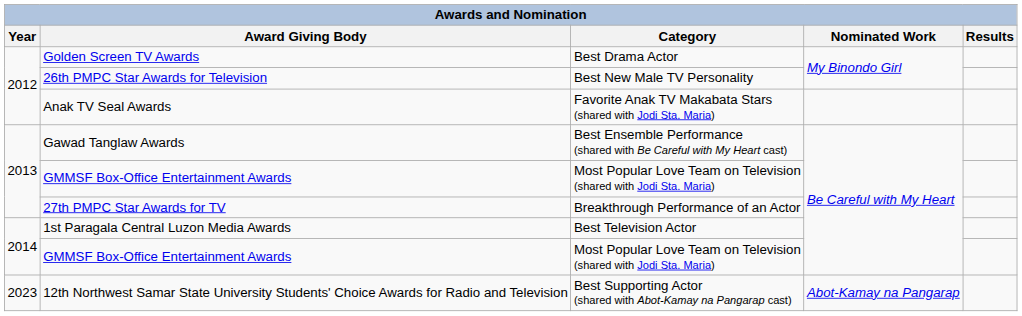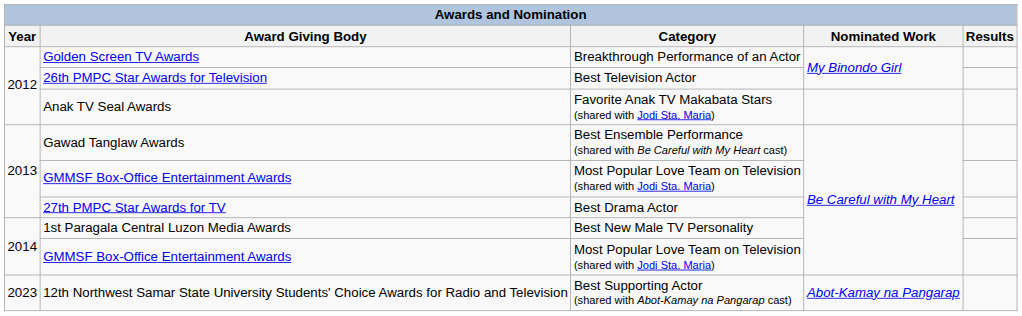(626, 57) Best Drama Actor -> (687, 57) Breakthrough Performance of an Actor
(663, 78) Best New Male TV Personality -> (635, 78) Best Television Actor
(687, 207) Breakthrough Performance of an Actor -> (626, 207) Best Drama Actor
(635, 228) Best Television Actor -> (663, 228) Best New Male TV Personality
